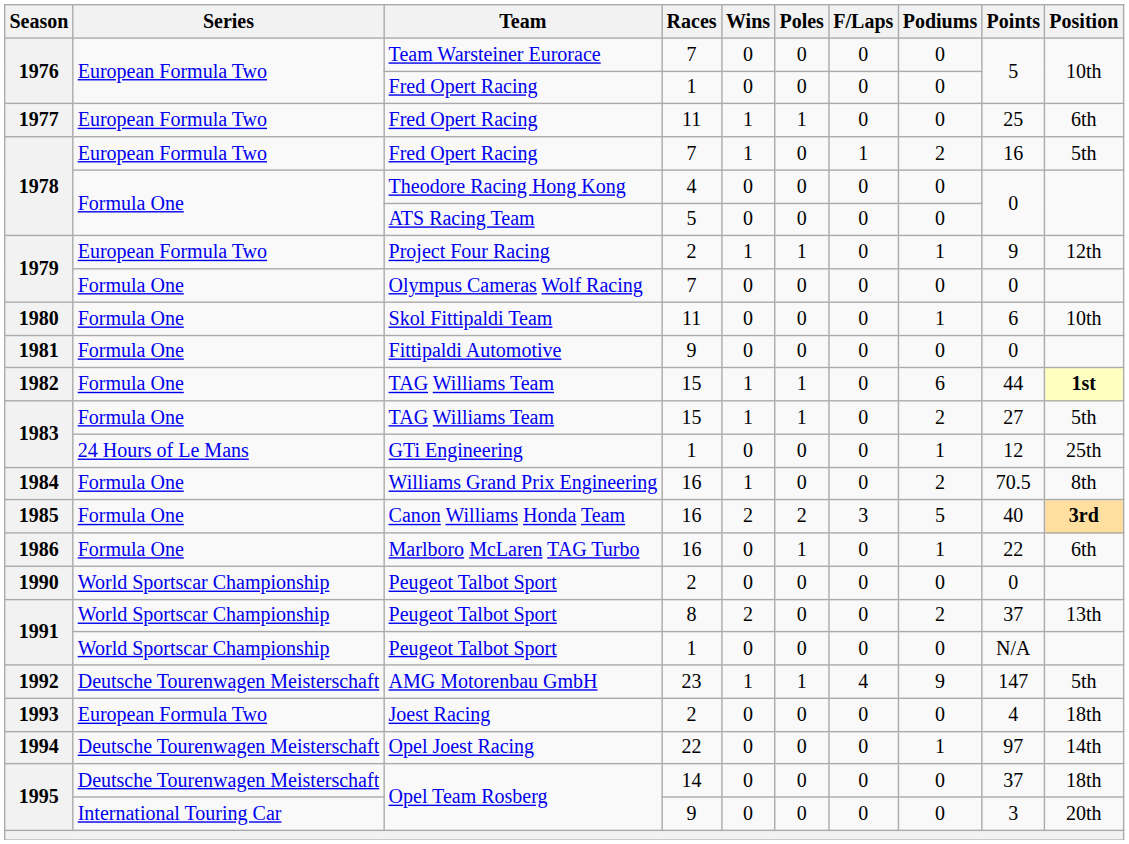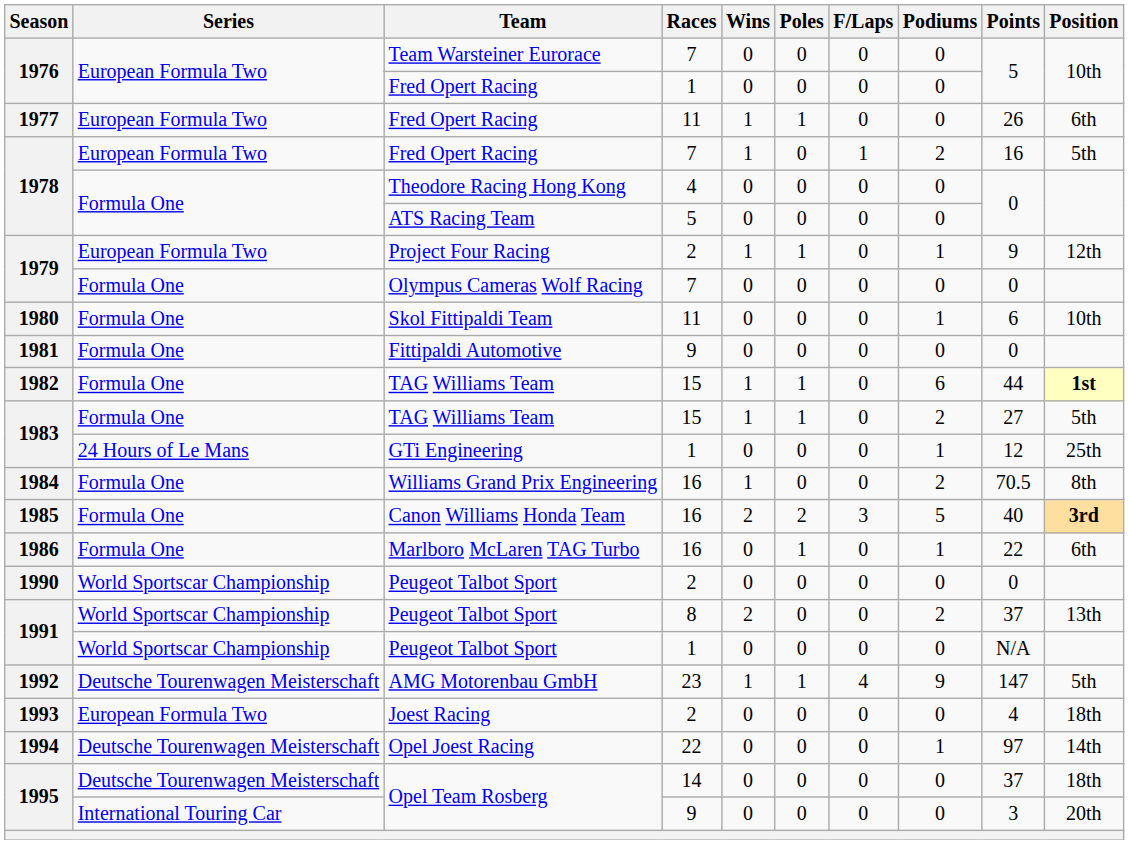(1013, 120) 25 -> (1013, 120) 26
